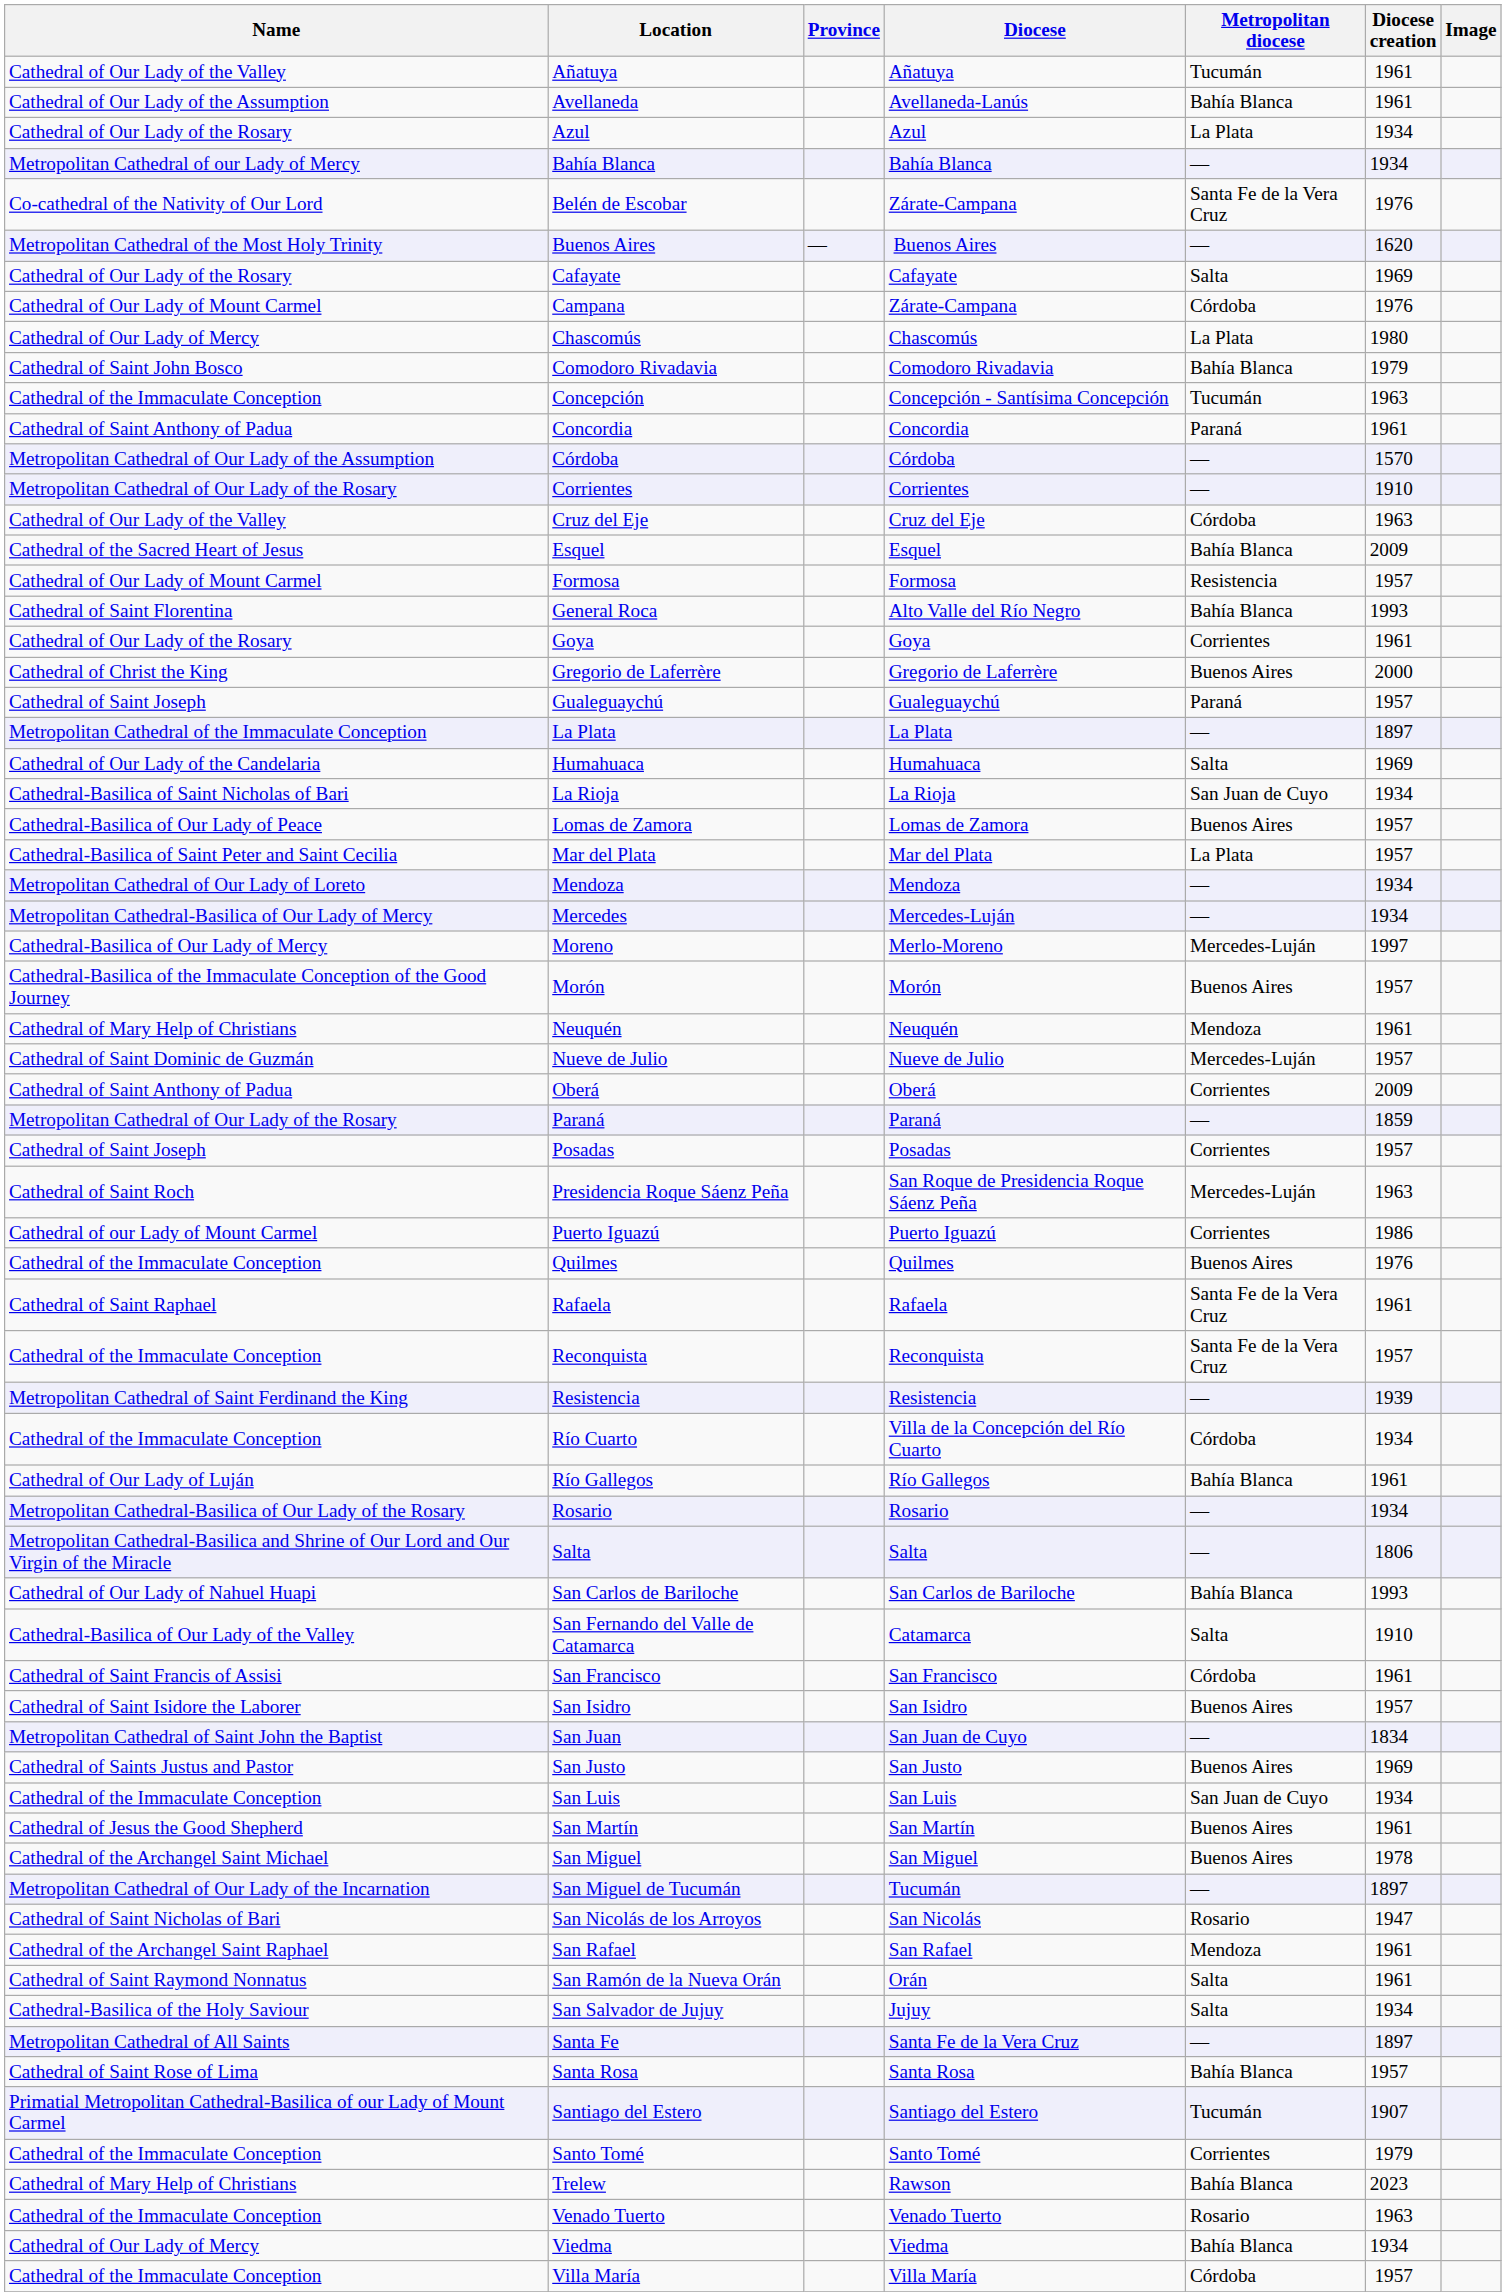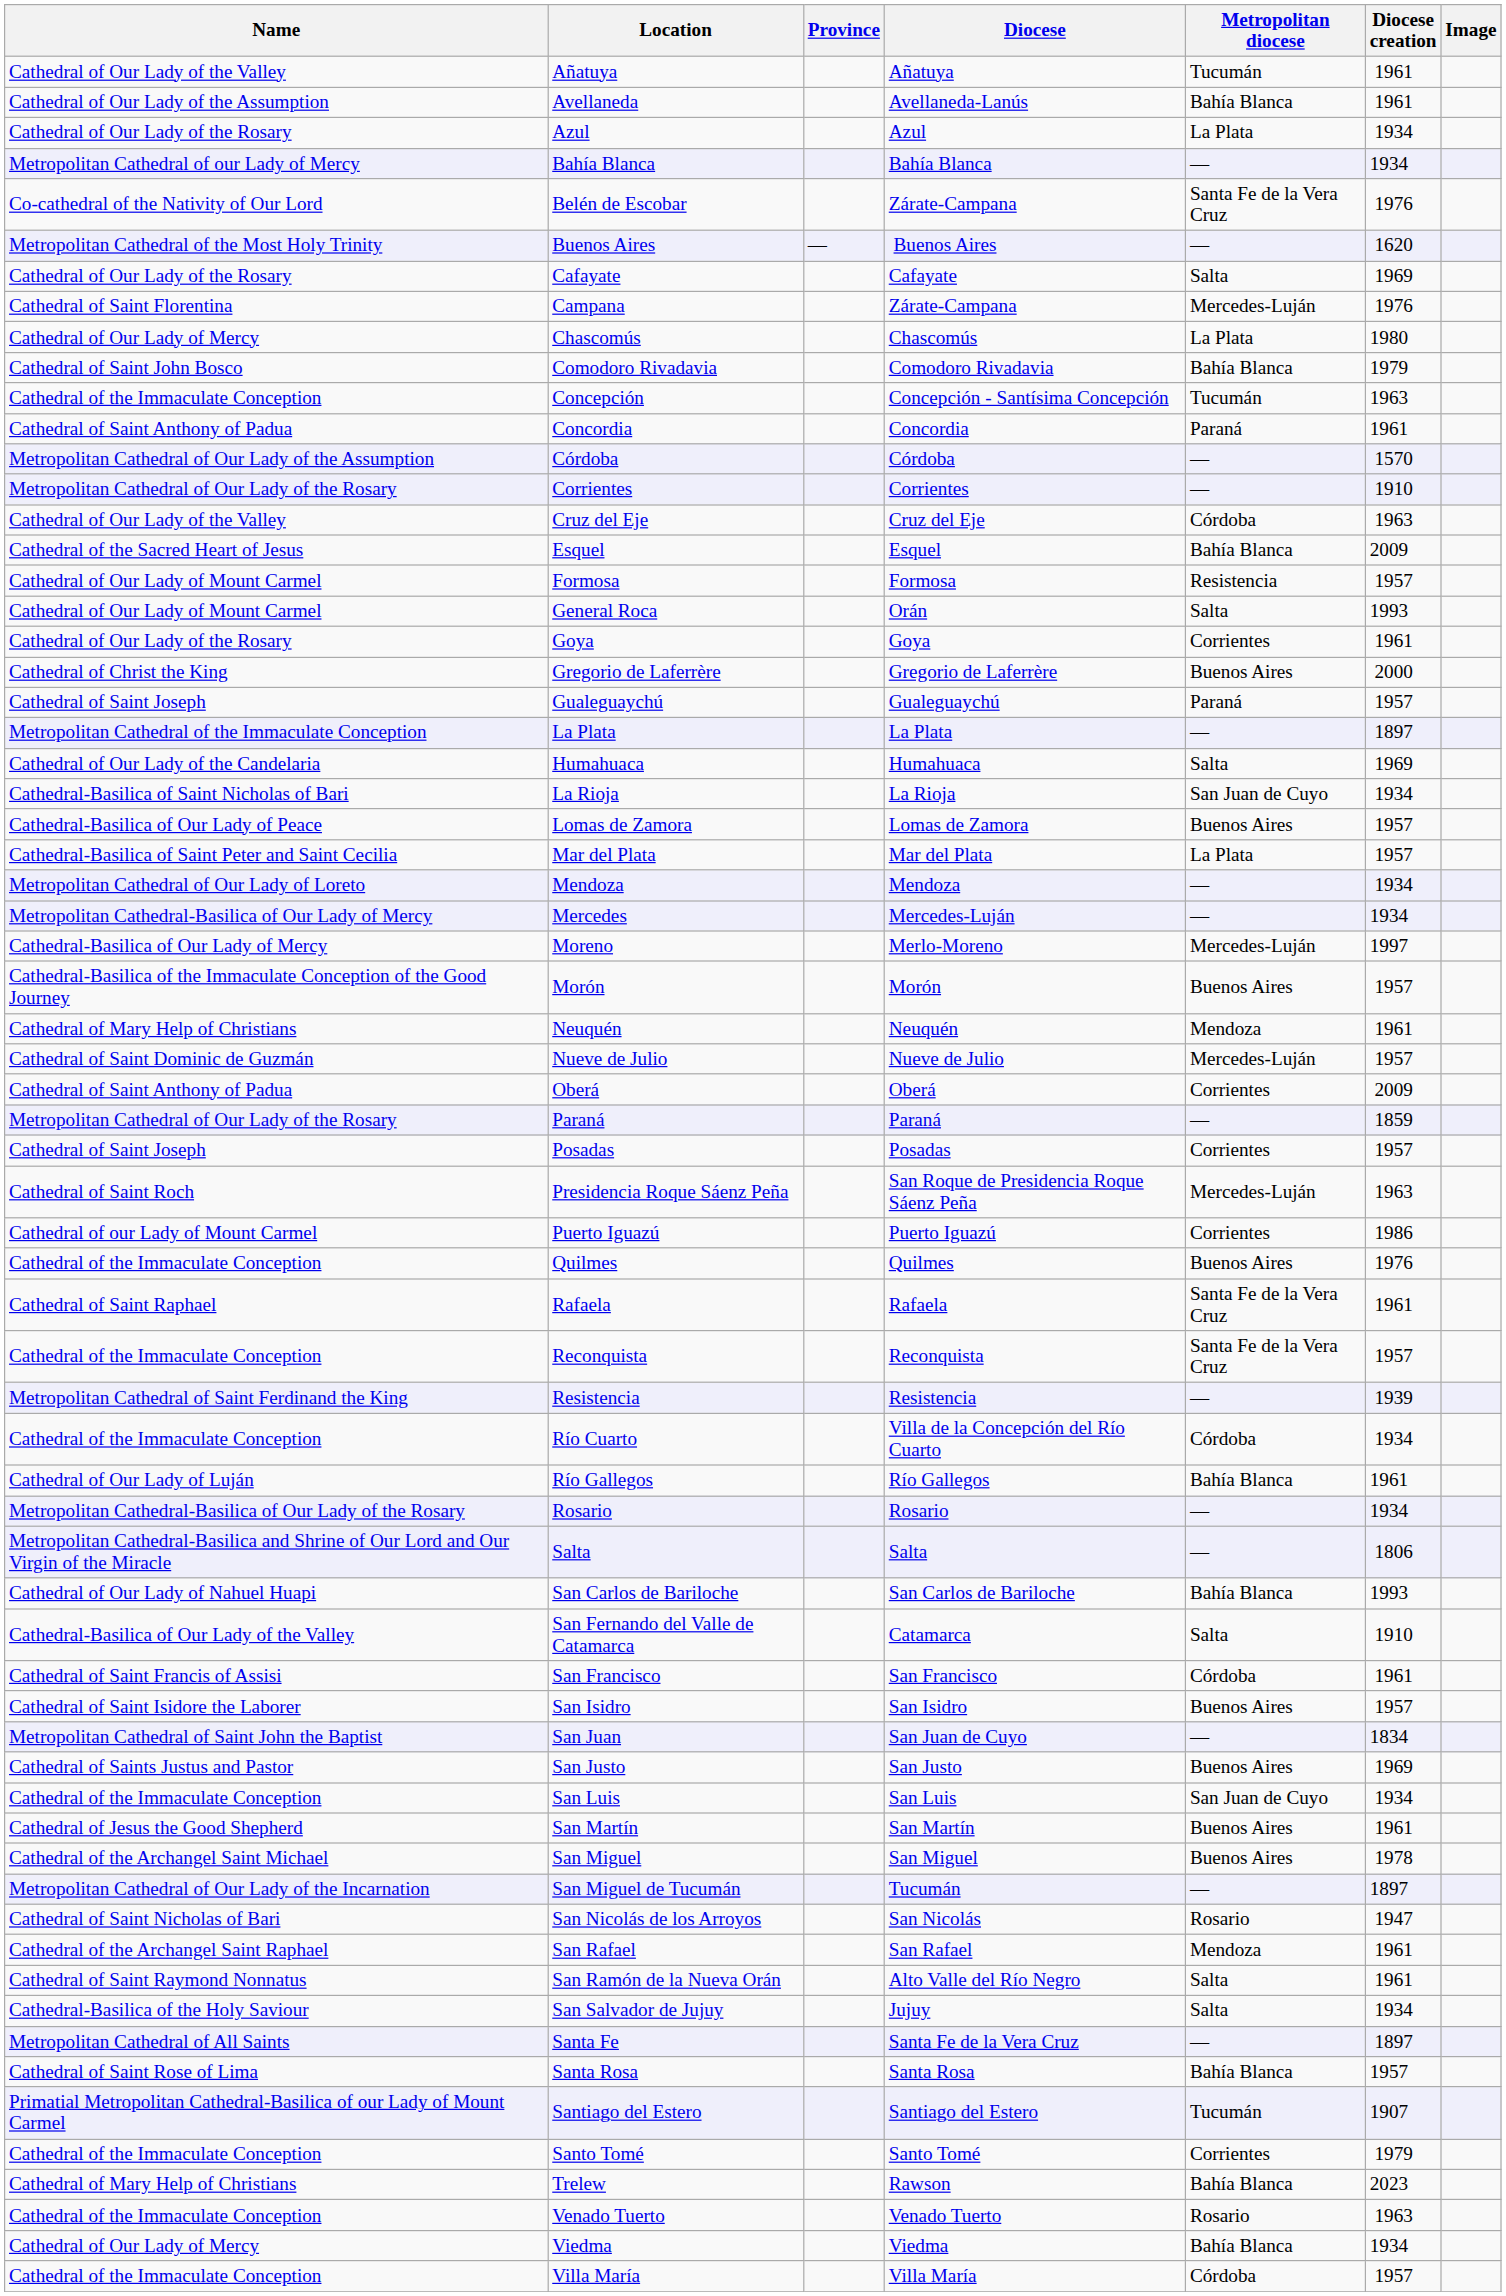(165, 306) Cathedral of Our Lady of Mount Carmel -> (121, 306) Cathedral of Saint Florentina
(1223, 306) Córdoba -> (1253, 306) Mercedes-Luján
(121, 611) Cathedral of Saint Florentina -> (165, 611) Cathedral of Our Lady of Mount Carmel
(985, 611) Alto Valle del Río Negro -> (908, 611) Orán
(1241, 611) Bahía Blanca -> (1209, 611) Salta
(908, 1980) Orán -> (985, 1980) Alto Valle del Río Negro
